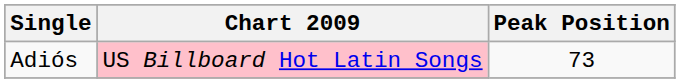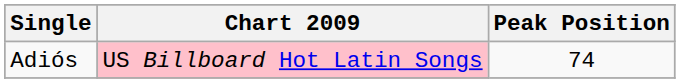(582, 60) 73 -> (582, 60) 74
